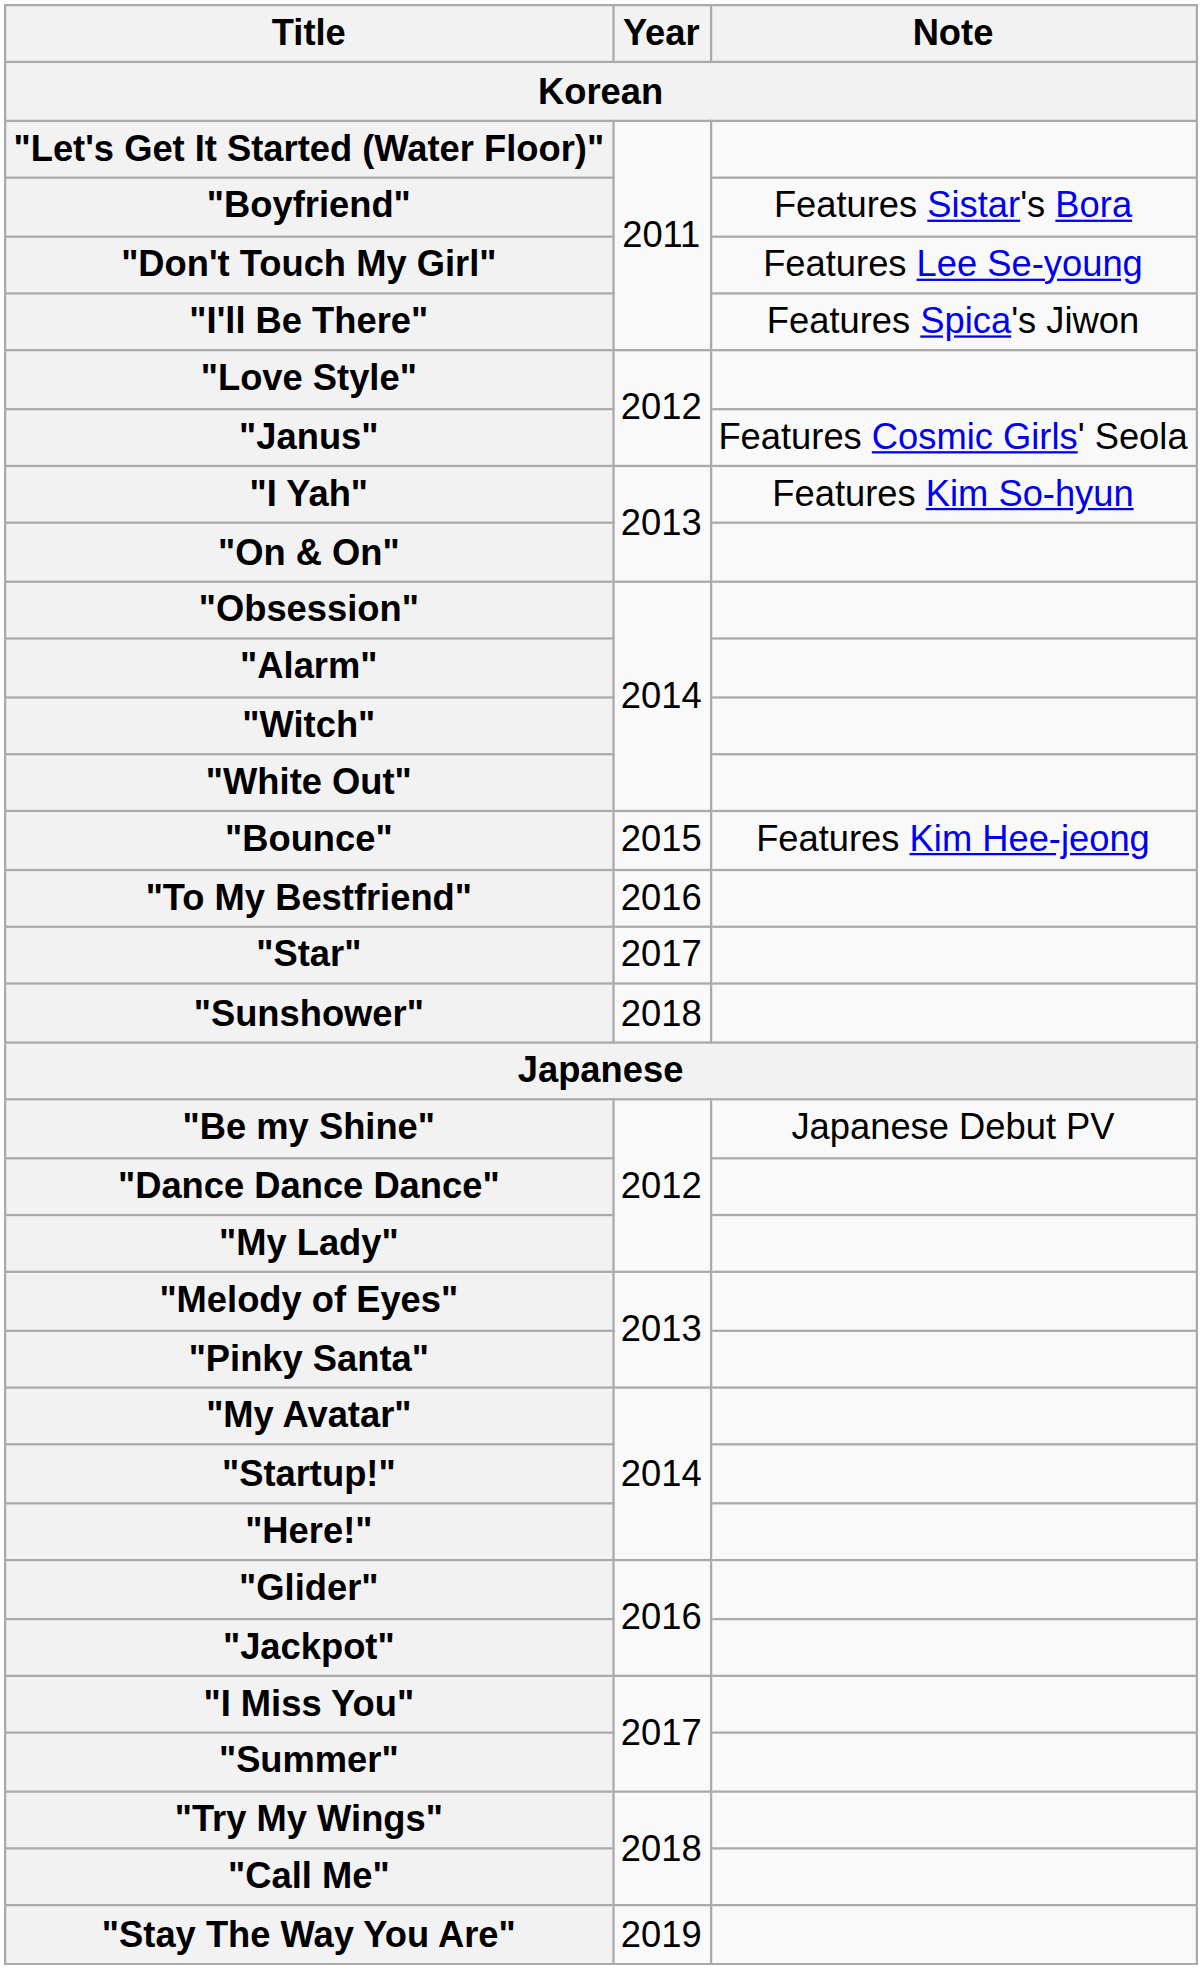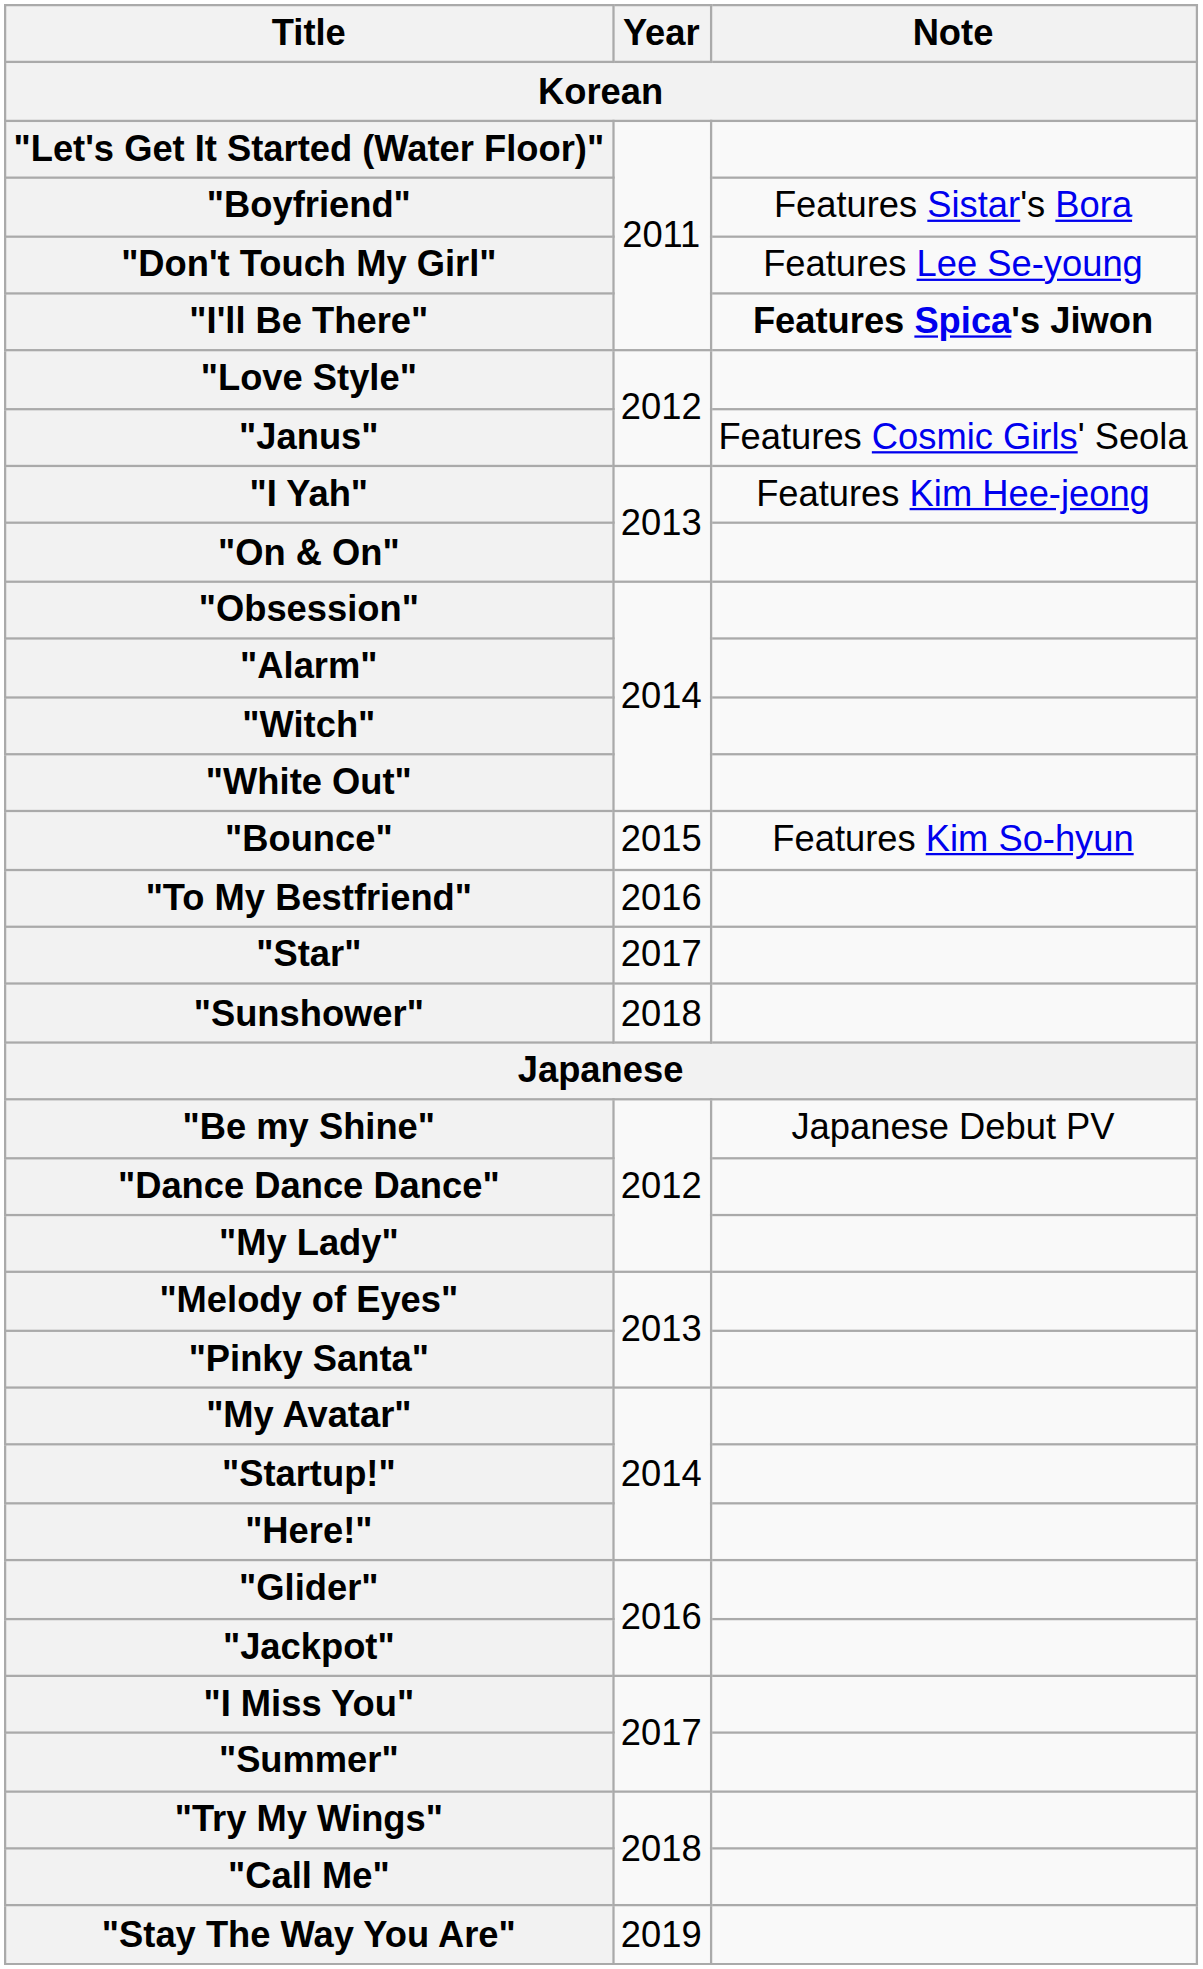(953, 321) normal -> (953, 321) bold
(953, 494) Features Kim So-hyun -> (953, 494) Features Kim Hee-jeong
(953, 839) Features Kim Hee-jeong -> (953, 839) Features Kim So-hyun
